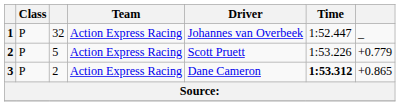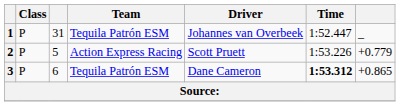(58, 33) 32 -> (58, 33) 31
(126, 33) Action Express Racing -> (120, 33) Tequila Patrón ESM
(55, 71) 2 -> (55, 71) 6
(126, 71) Action Express Racing -> (120, 71) Tequila Patrón ESM
